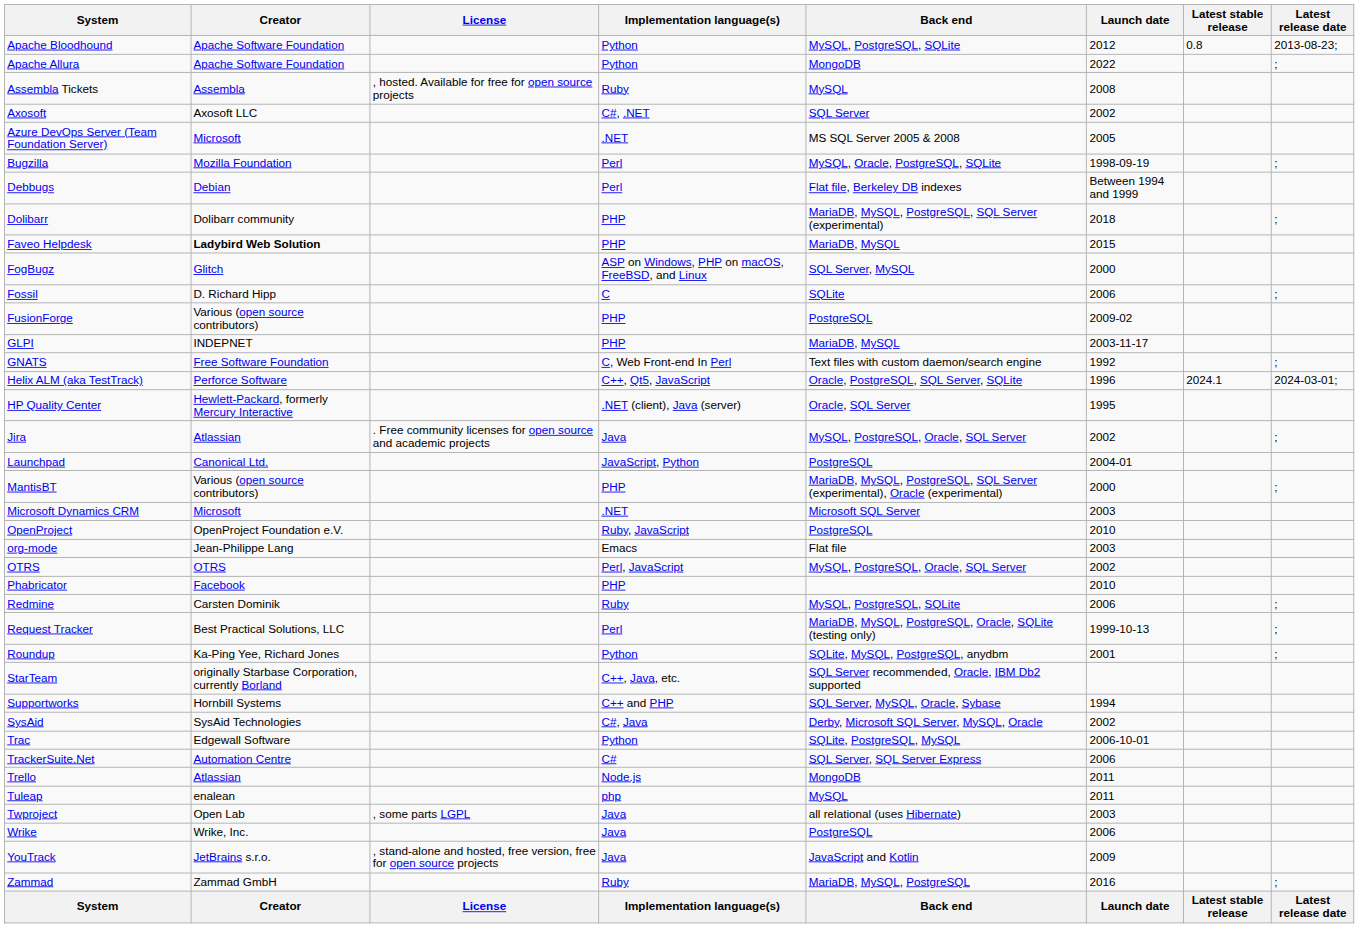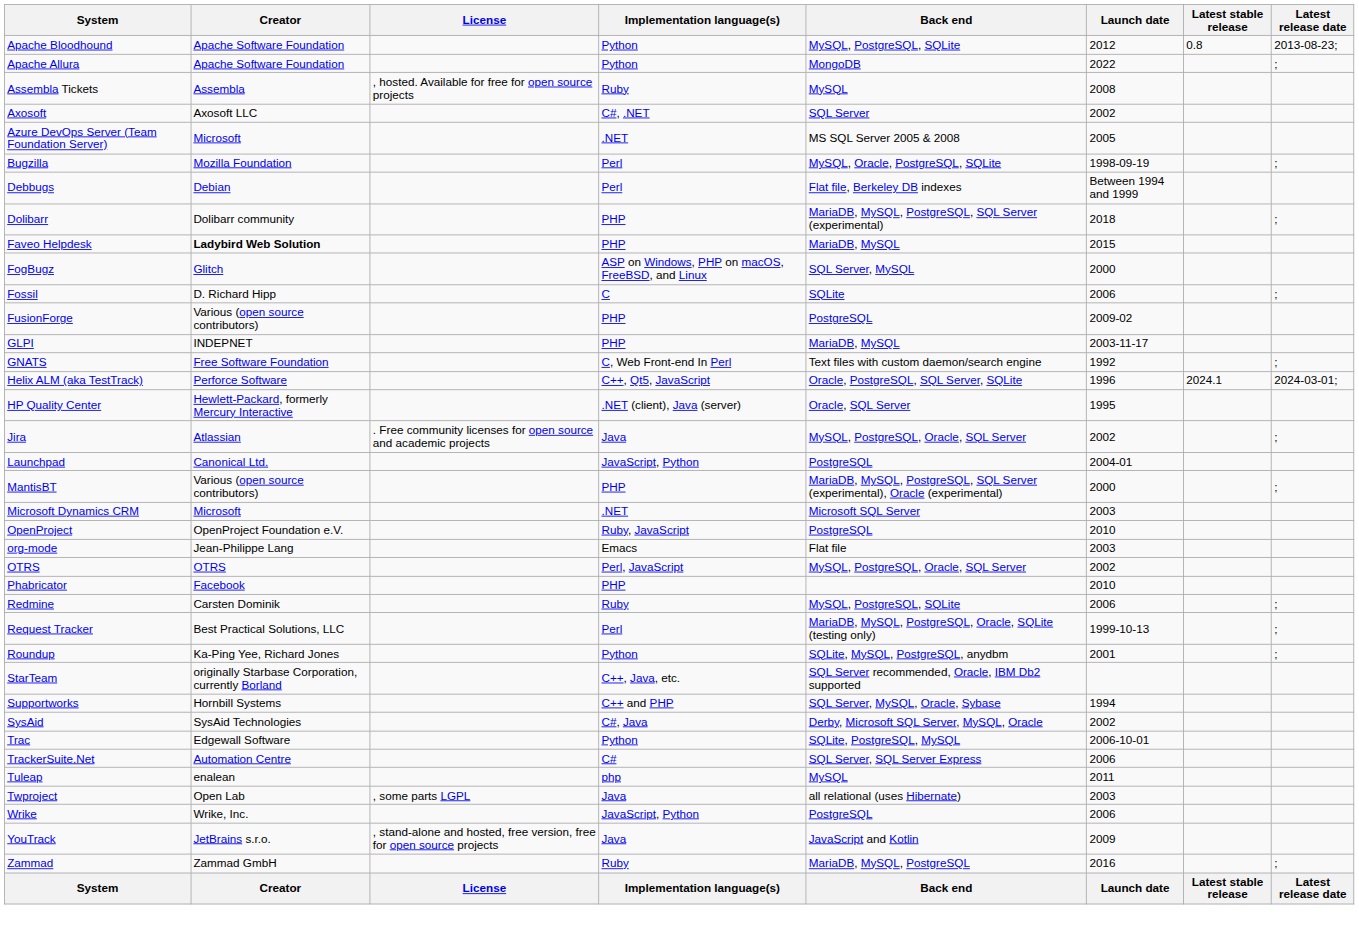- row: (22, 776)
(614, 832) Java -> (650, 813) JavaScript, Python
